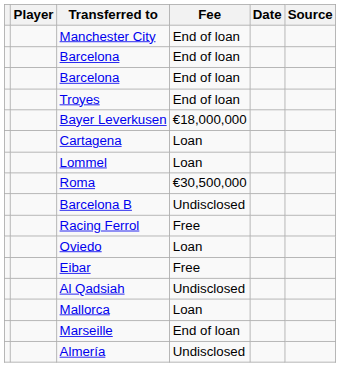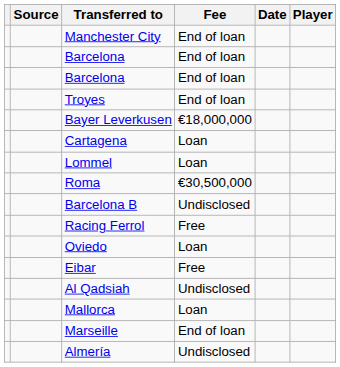columns swapped: (34, 15) <-> (310, 15)
